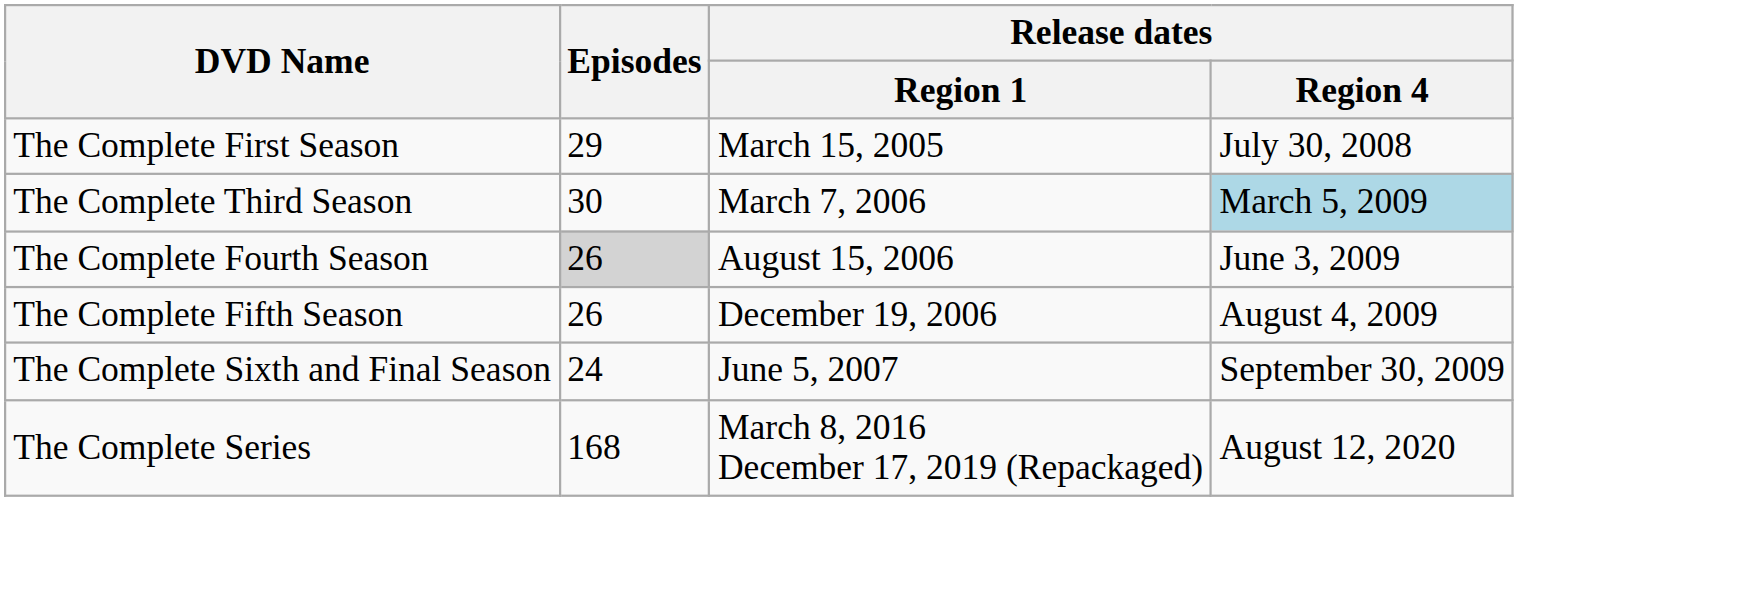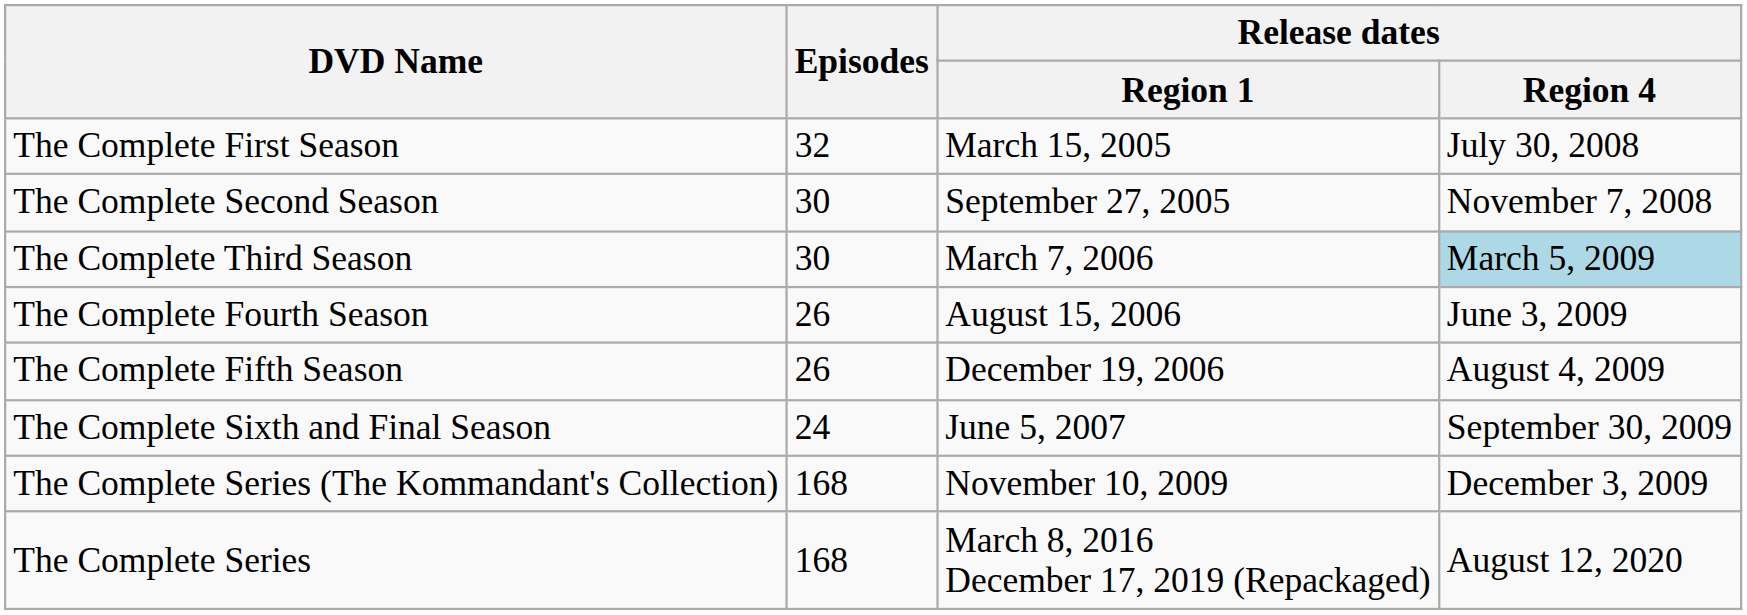(585, 145) 29 -> (812, 145) 32
+ row: (226, 201)
(585, 257) lightgrey background -> (812, 314) no background
+ row: (396, 483)
